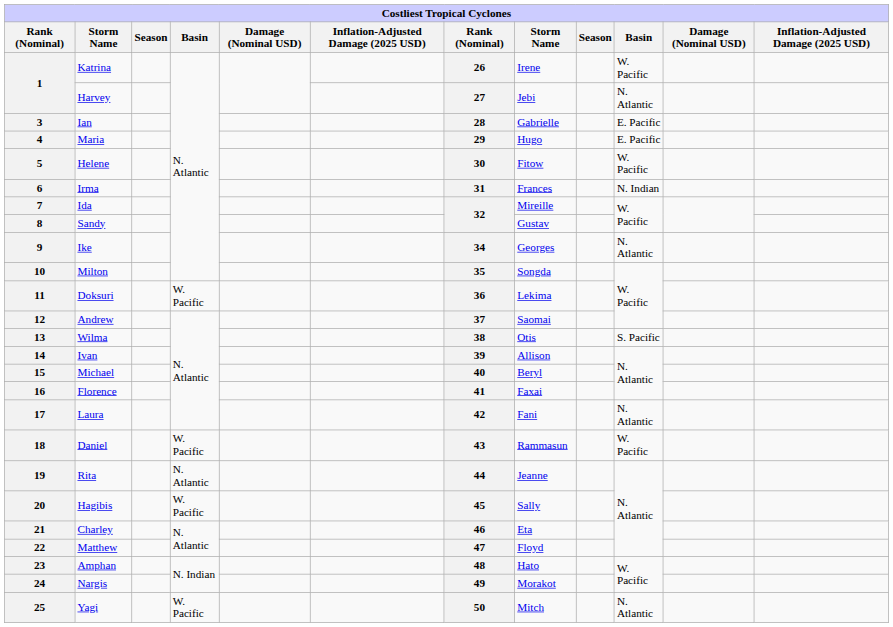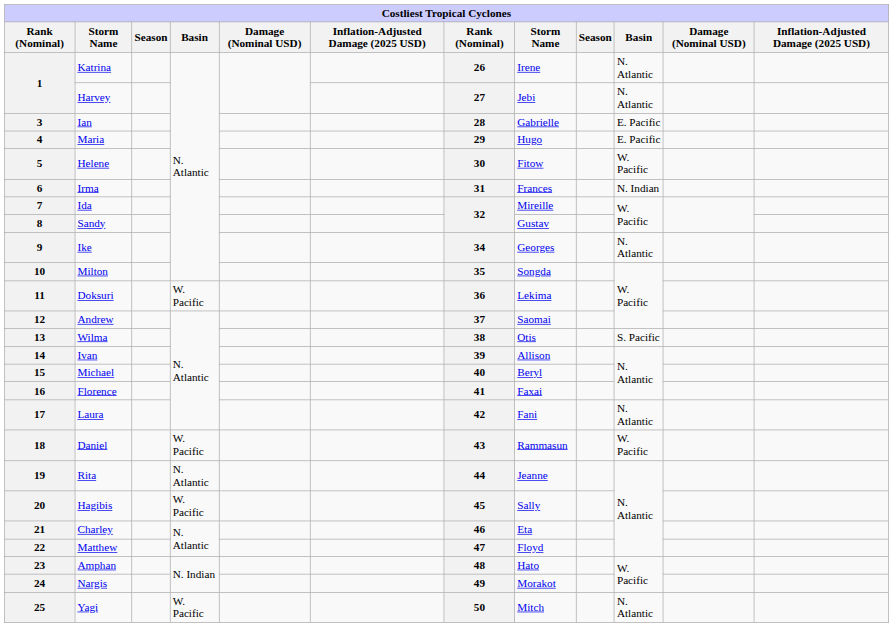(632, 67) W. Pacific -> (635, 67) N. Atlantic
